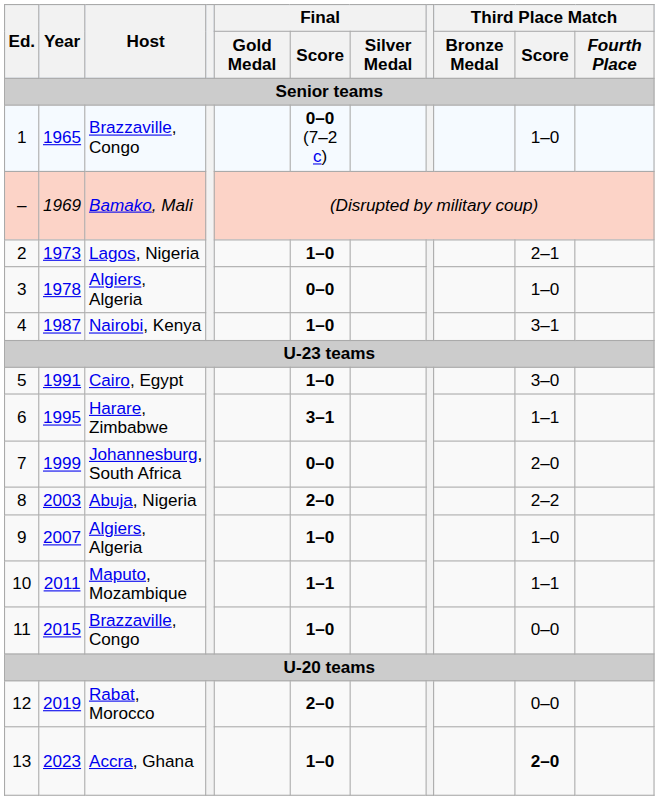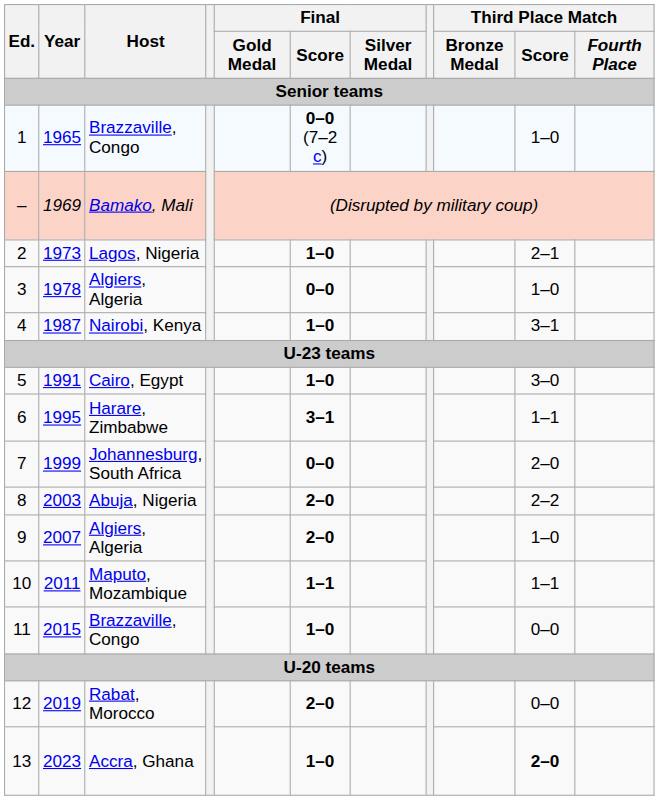(320, 537) 1–0 -> (320, 537) 2–0
